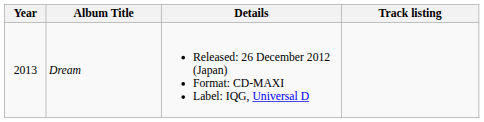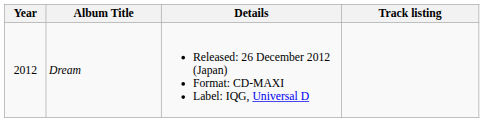(25, 70) 2013 -> (25, 70) 2012
